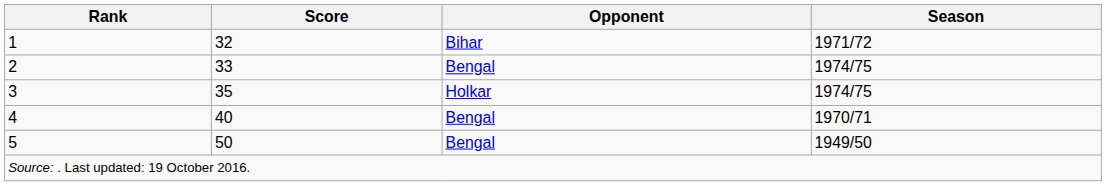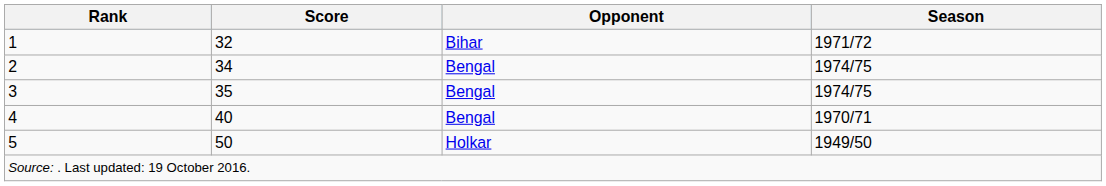(224, 67) 33 -> (224, 67) 34
(469, 92) Holkar -> (470, 92) Bengal
(470, 142) Bengal -> (469, 142) Holkar
